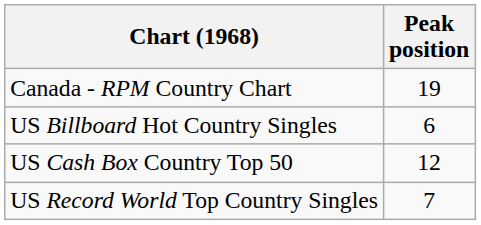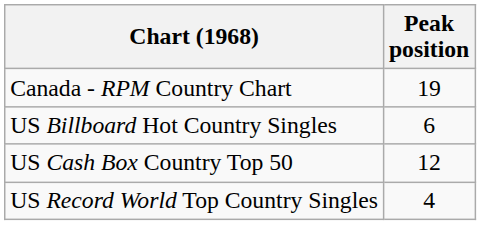(429, 200) 7 -> (429, 200) 4
